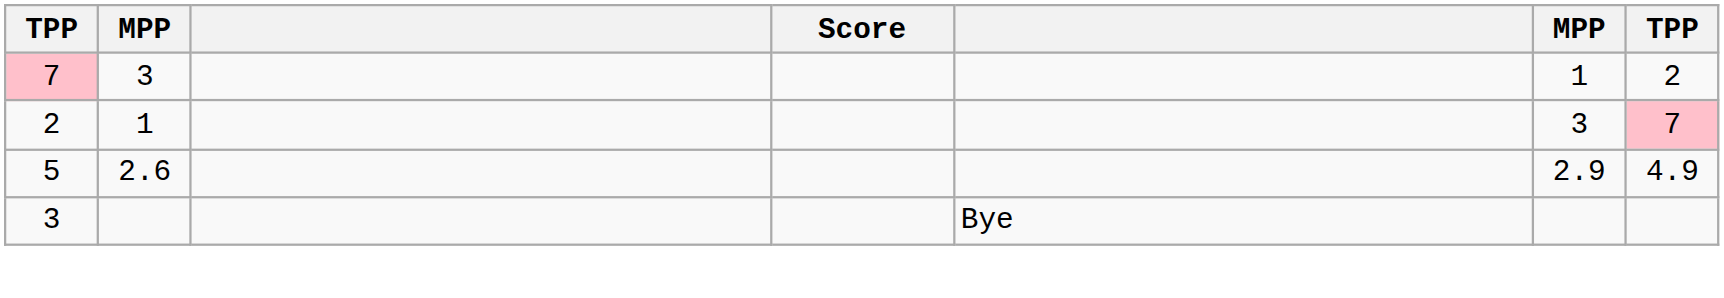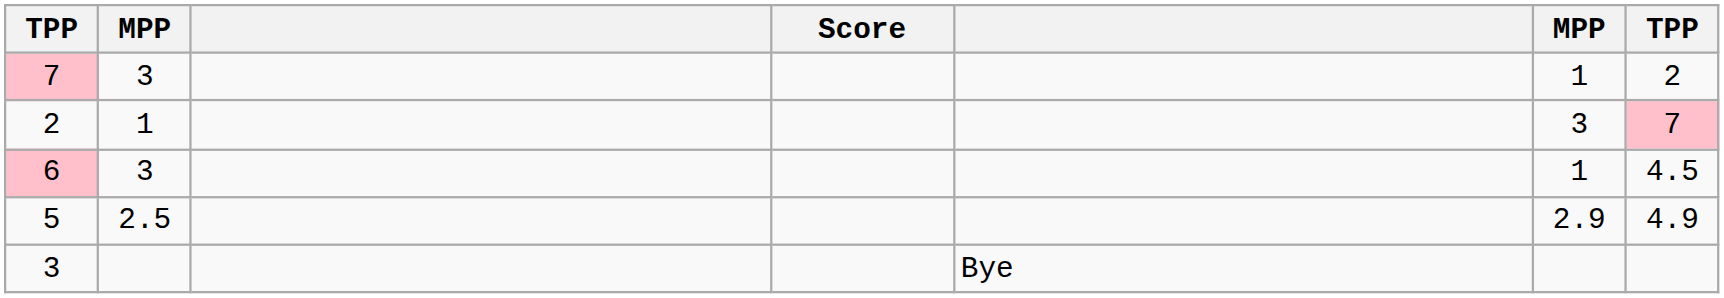+ row: (52, 173)
(145, 173) 2.6 -> (145, 221) 2.5
